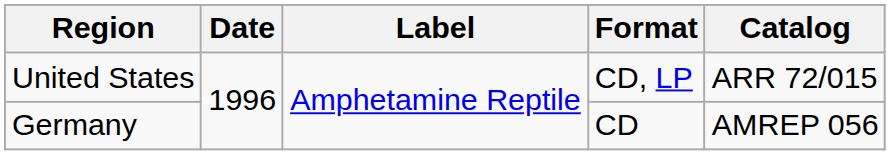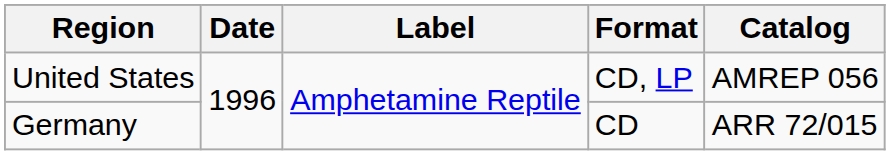(795, 76) ARR 72/015 -> (795, 76) AMREP 056
(795, 125) AMREP 056 -> (795, 125) ARR 72/015
